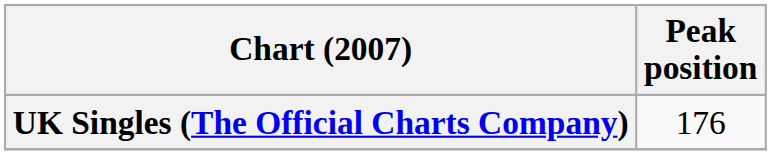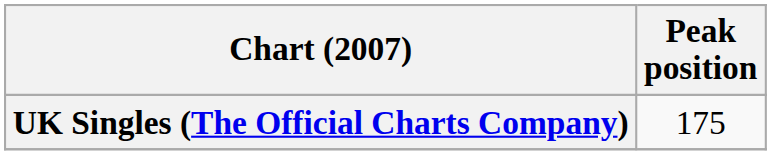(701, 121) 176 -> (701, 121) 175
